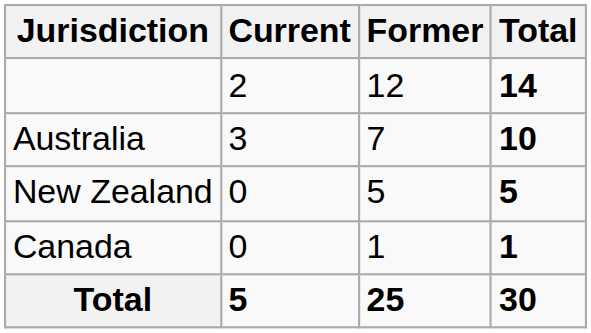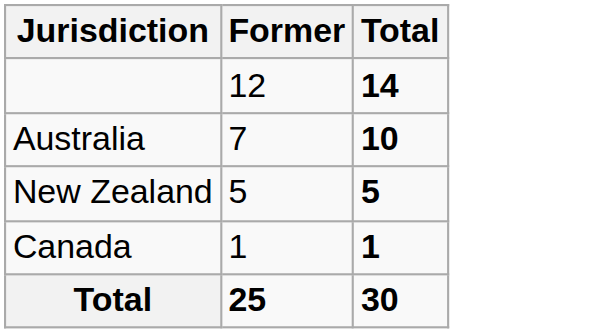- column: (290, 31)
